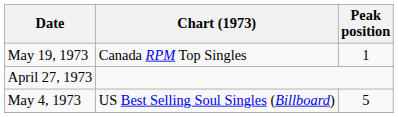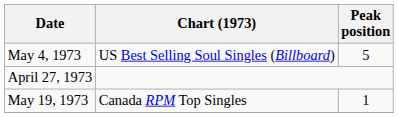rows swapped: (48, 54) <-> (44, 100)
